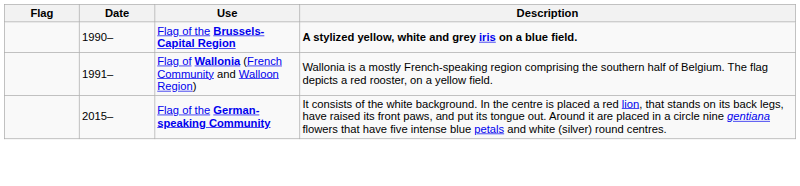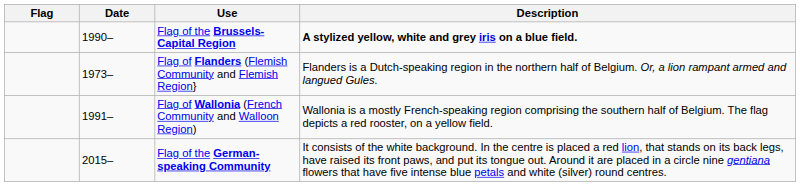+ row: (222, 74)
